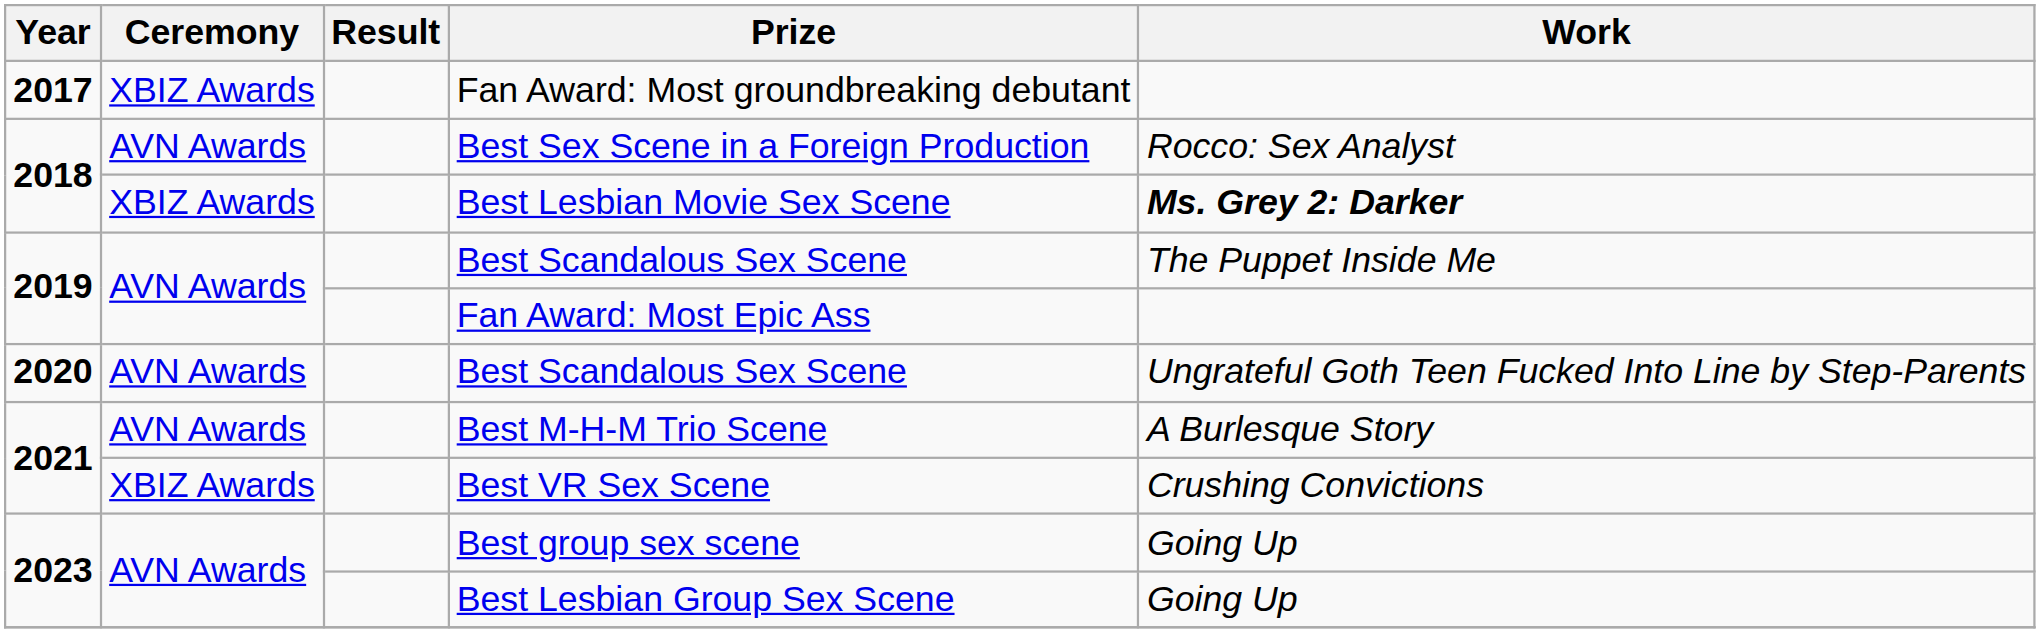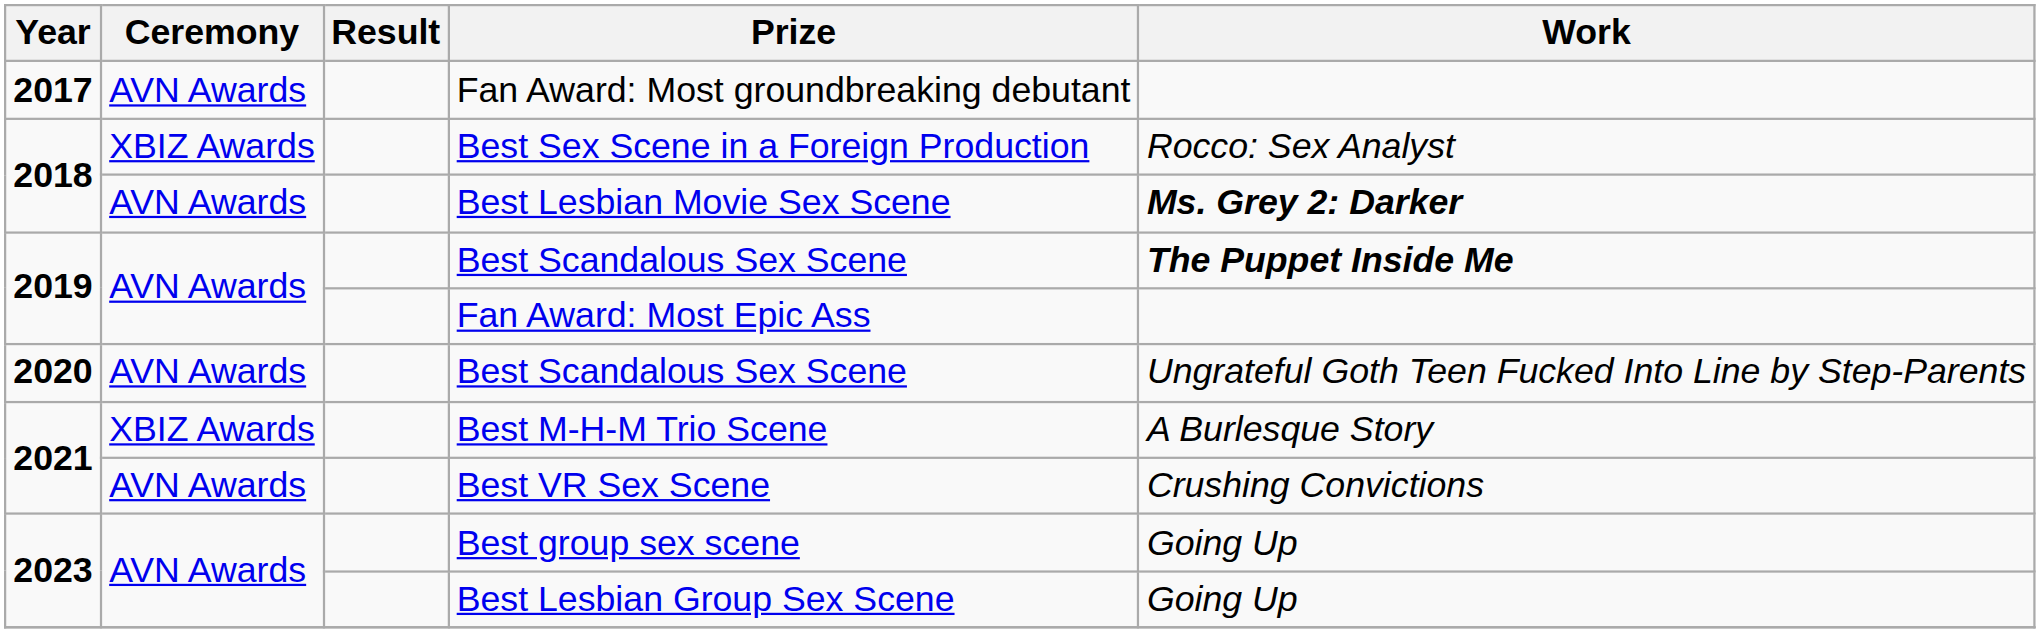(212, 89) XBIZ Awards -> (208, 89) AVN Awards
(208, 145) AVN Awards -> (212, 145) XBIZ Awards
(212, 202) XBIZ Awards -> (208, 202) AVN Awards
(1321, 259) normal -> (1330, 259) bold
(208, 428) AVN Awards -> (212, 428) XBIZ Awards
(212, 485) XBIZ Awards -> (208, 485) AVN Awards
